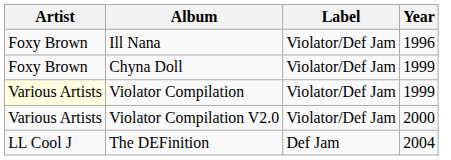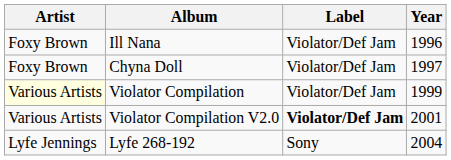(419, 67) 1999 -> (426, 67) 1997
(341, 117) normal -> (345, 117) bold
(419, 117) 2000 -> (426, 117) 2001
- row: (159, 142)
+ row: (152, 142)
